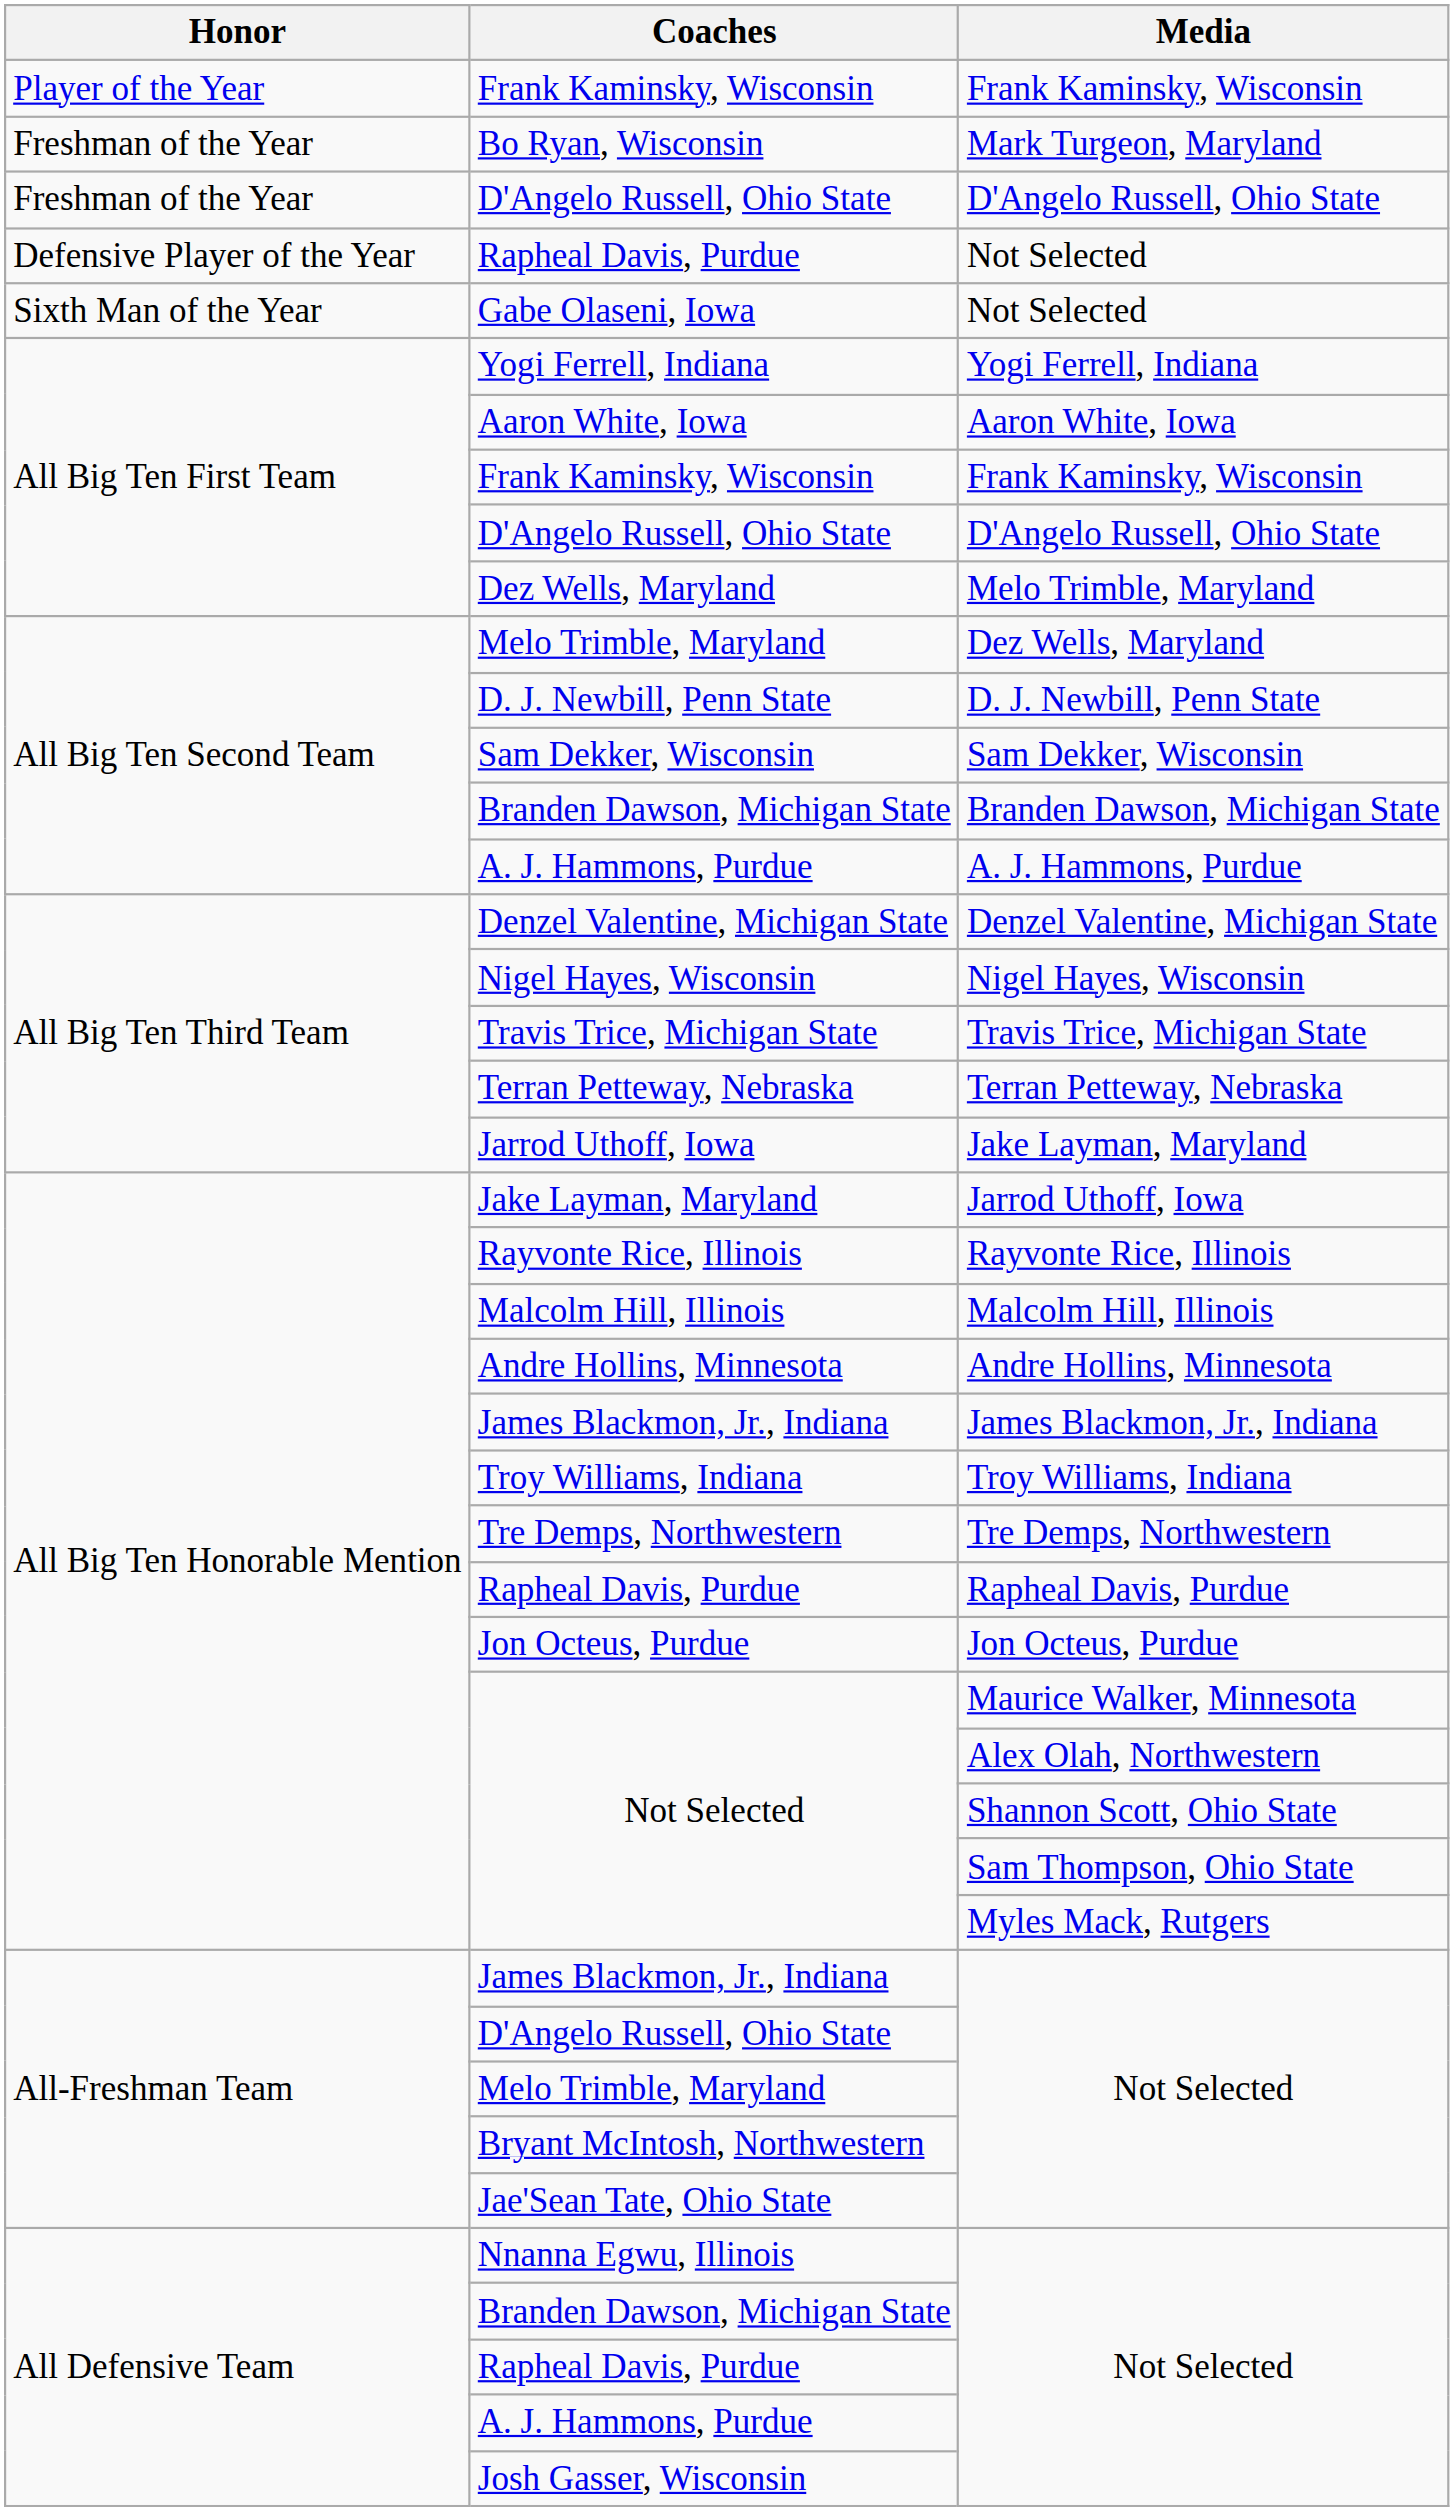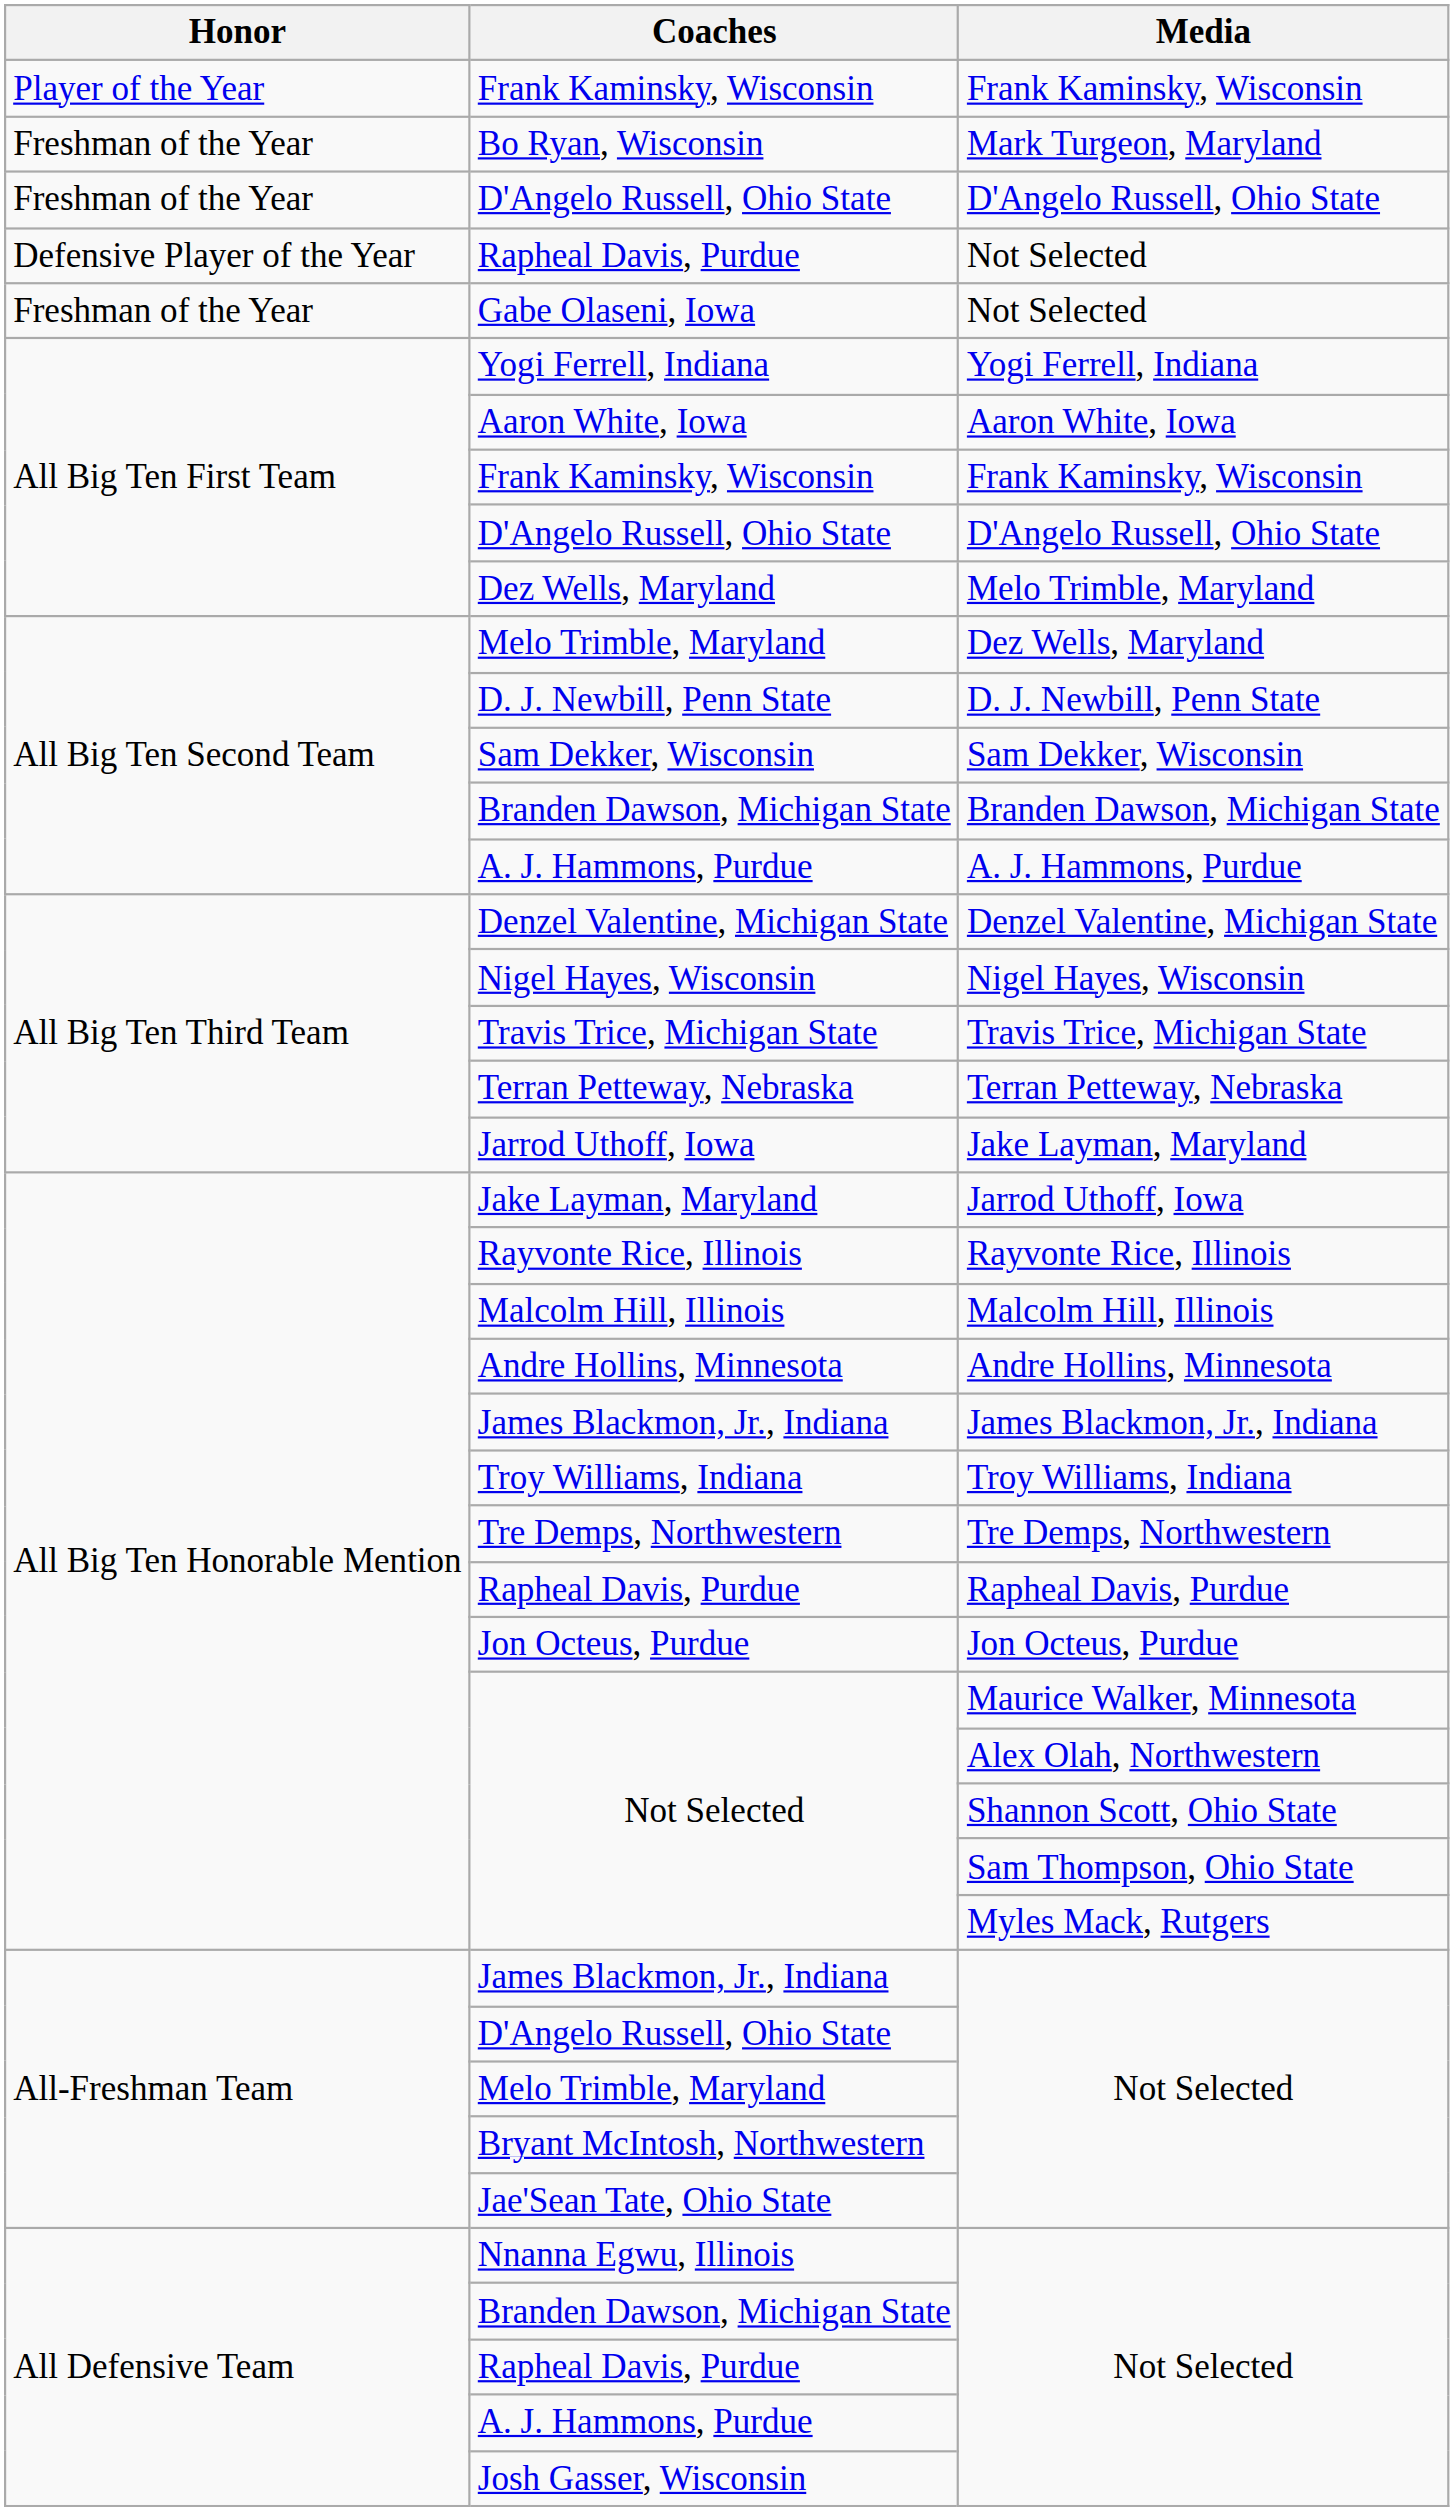(167, 310) Sixth Man of the Year -> (163, 310) Freshman of the Year
